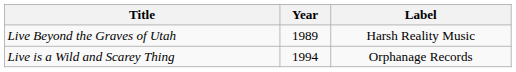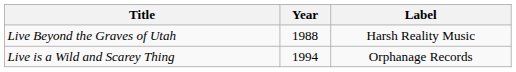(305, 35) 1989 -> (305, 35) 1988
